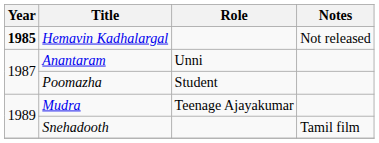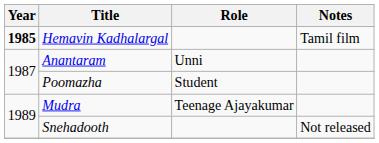(336, 37) Not released -> (330, 37) Tamil film
(330, 127) Tamil film -> (336, 127) Not released
